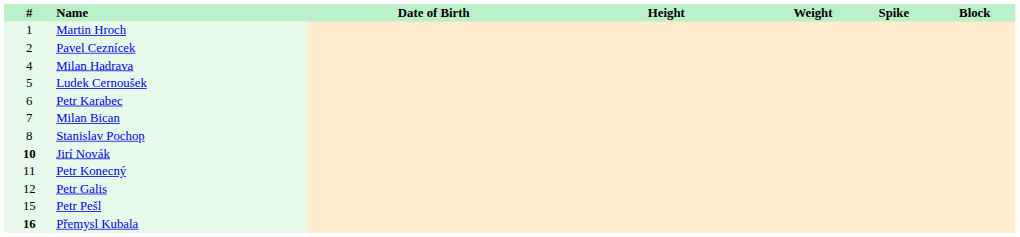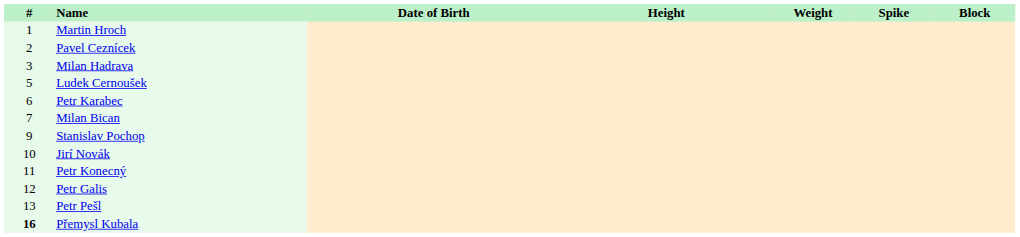(29, 65) 4 -> (29, 65) 3
(29, 136) 8 -> (29, 136) 9
(29, 153) bold -> (29, 153) normal
(29, 206) 15 -> (29, 206) 13
